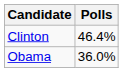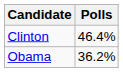(97, 57) 36.0% -> (97, 57) 36.2%
